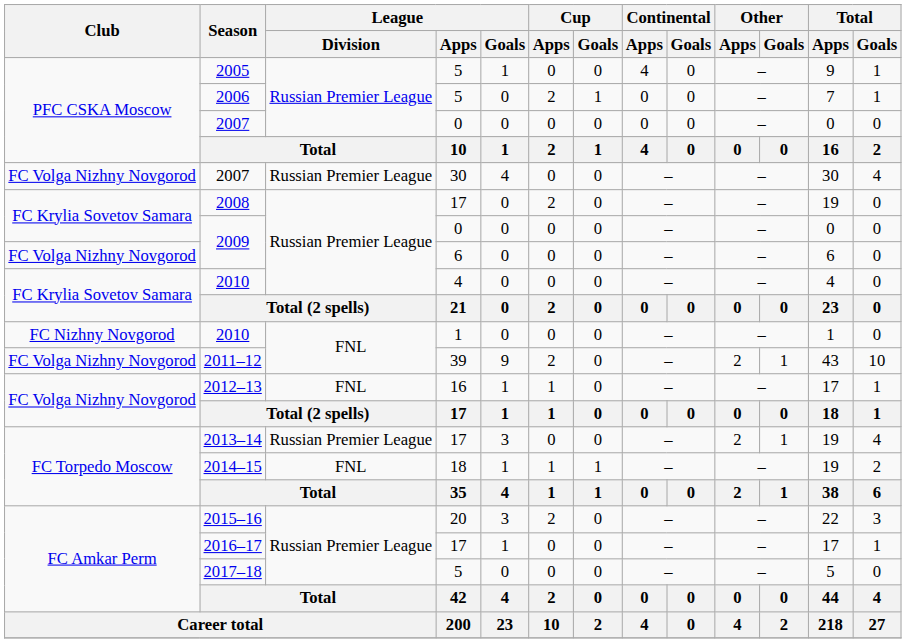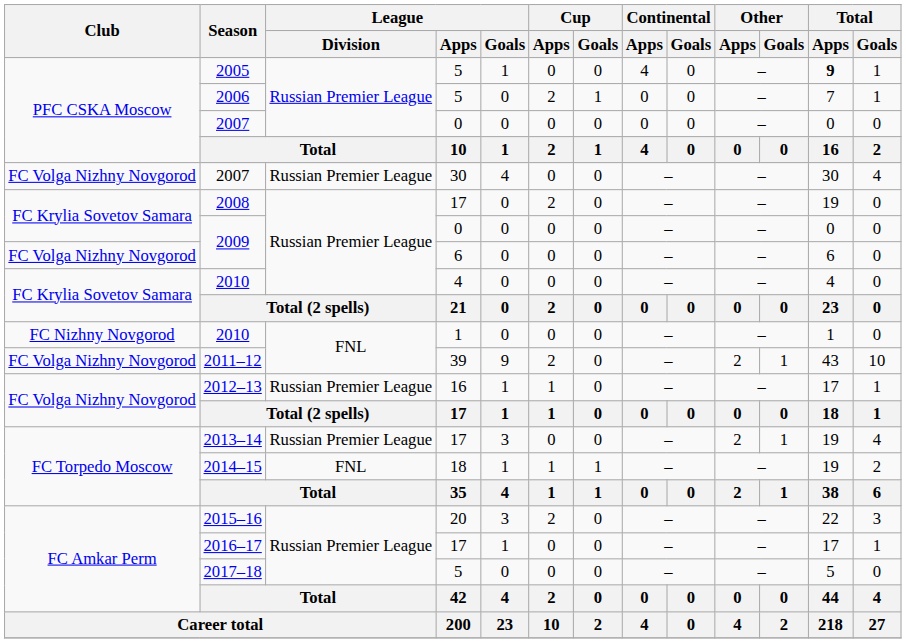(830, 70) normal -> (830, 70) bold
(351, 387) FNL -> (351, 387) Russian Premier League
